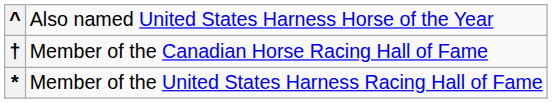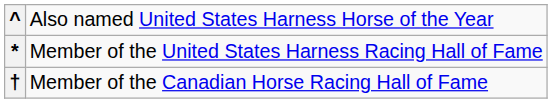rows swapped: (15, 51) <-> (15, 82)
